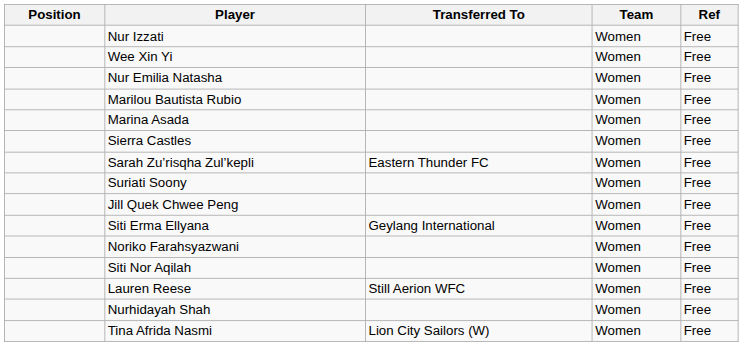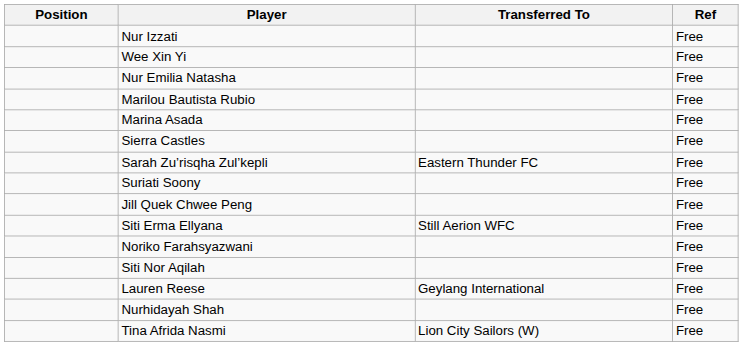- column: (636, 15)
(432, 225) Geylang International -> (466, 225) Still Aerion WFC
(417, 288) Still Aerion WFC -> (481, 288) Geylang International
